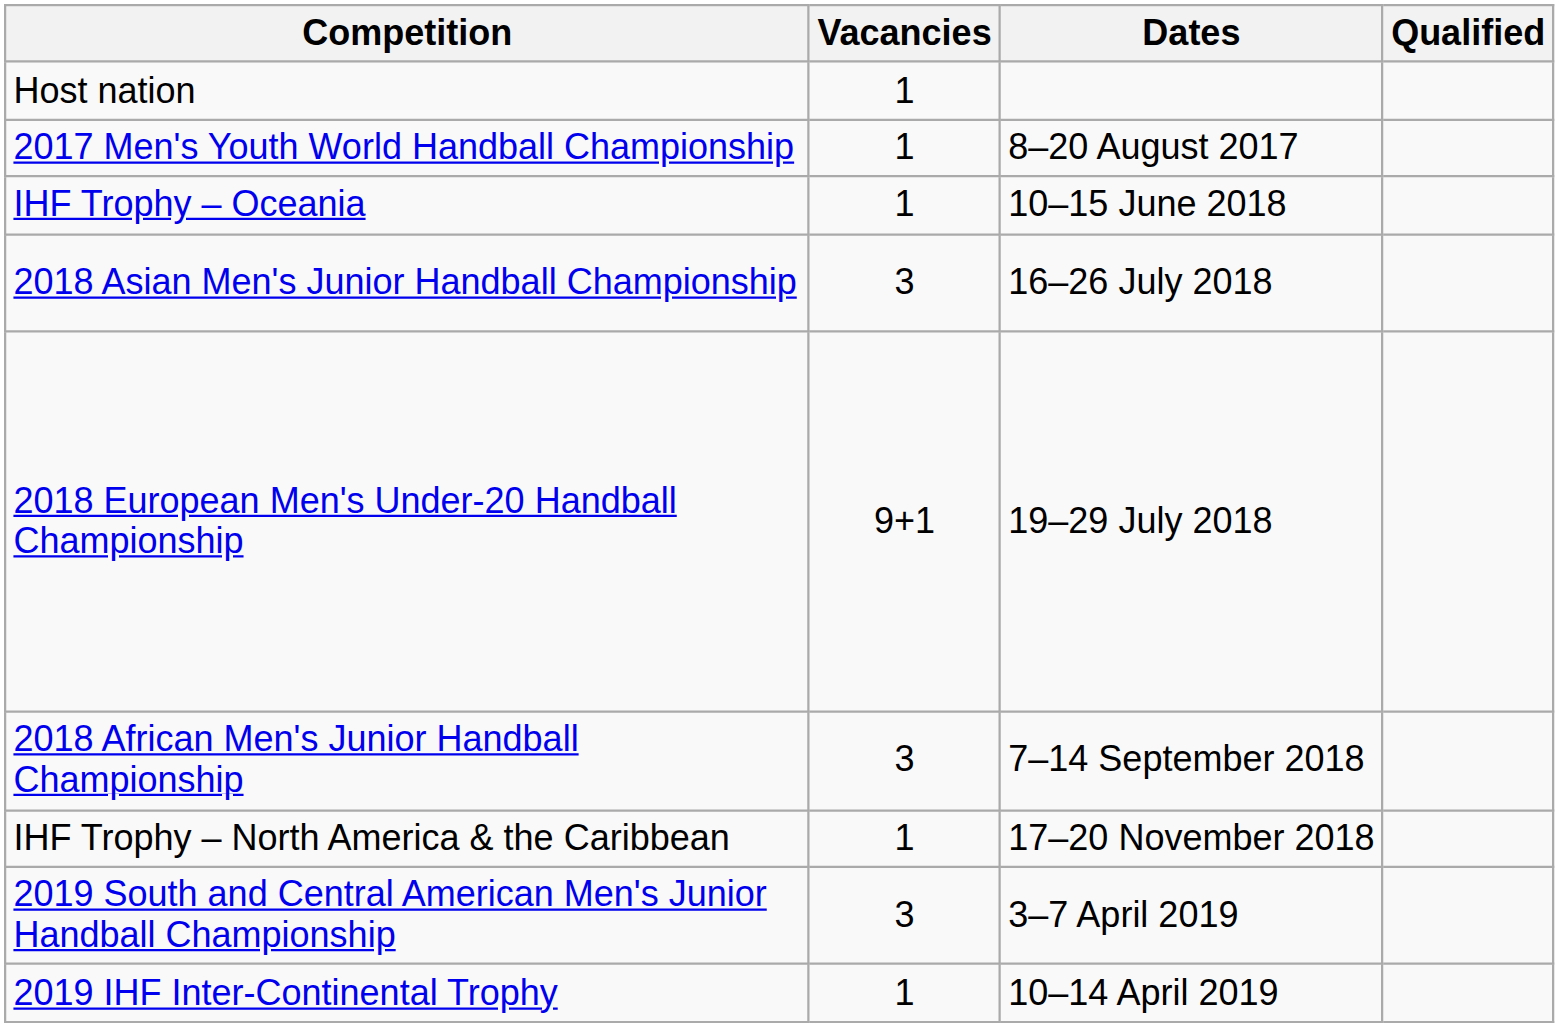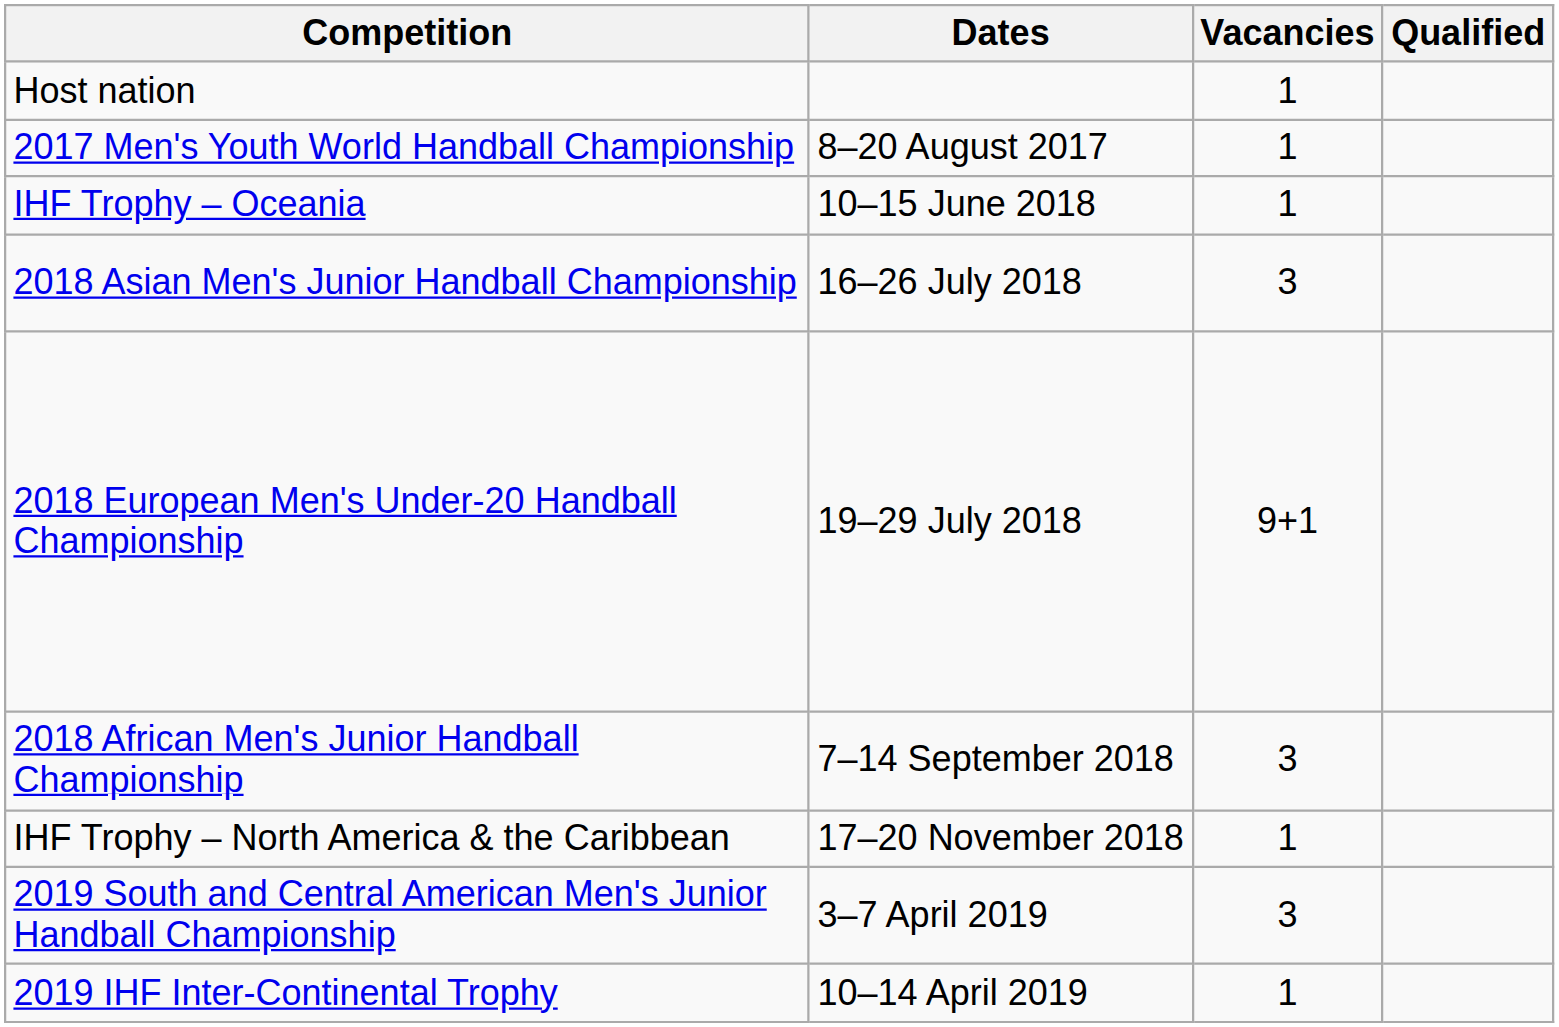columns swapped: (1191, 33) <-> (905, 33)
